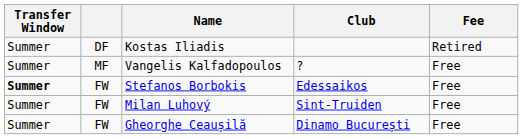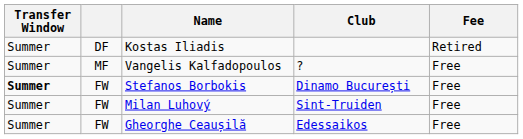(332, 86) Edessaikos -> (353, 86) Dinamo București
(353, 124) Dinamo București -> (332, 124) Edessaikos
